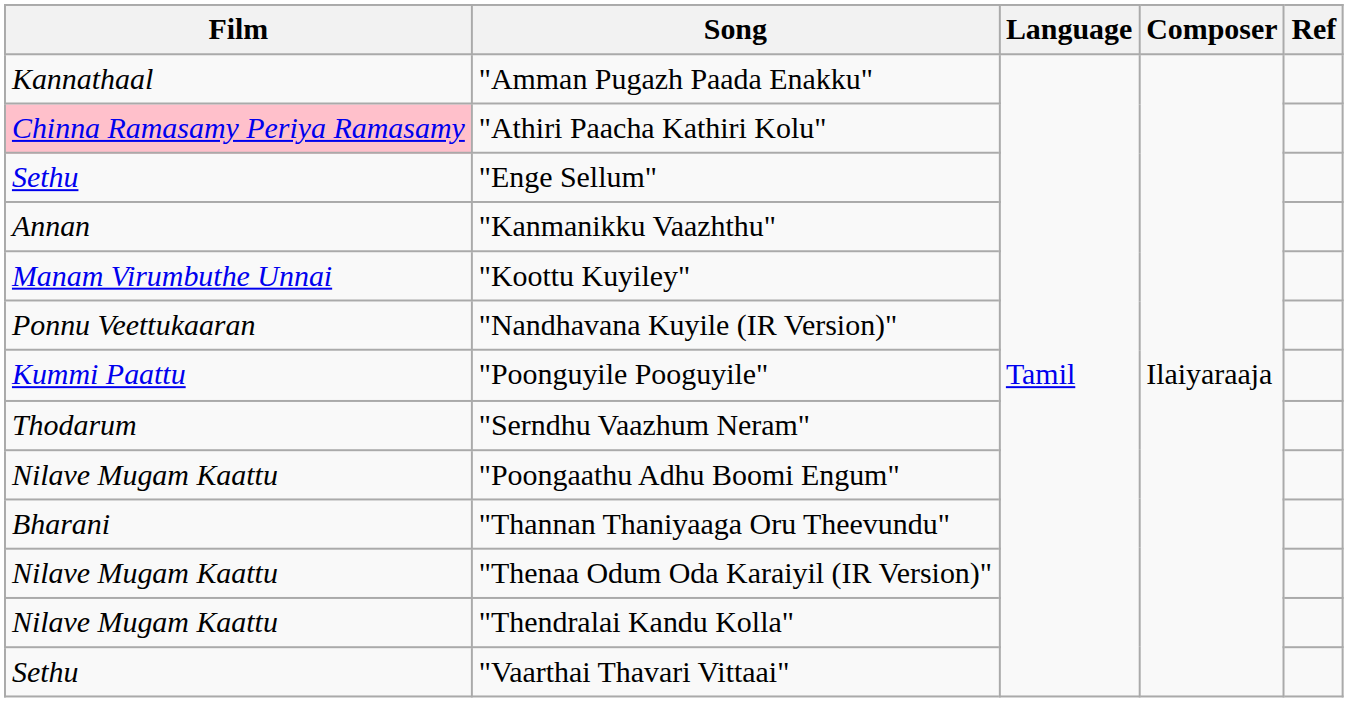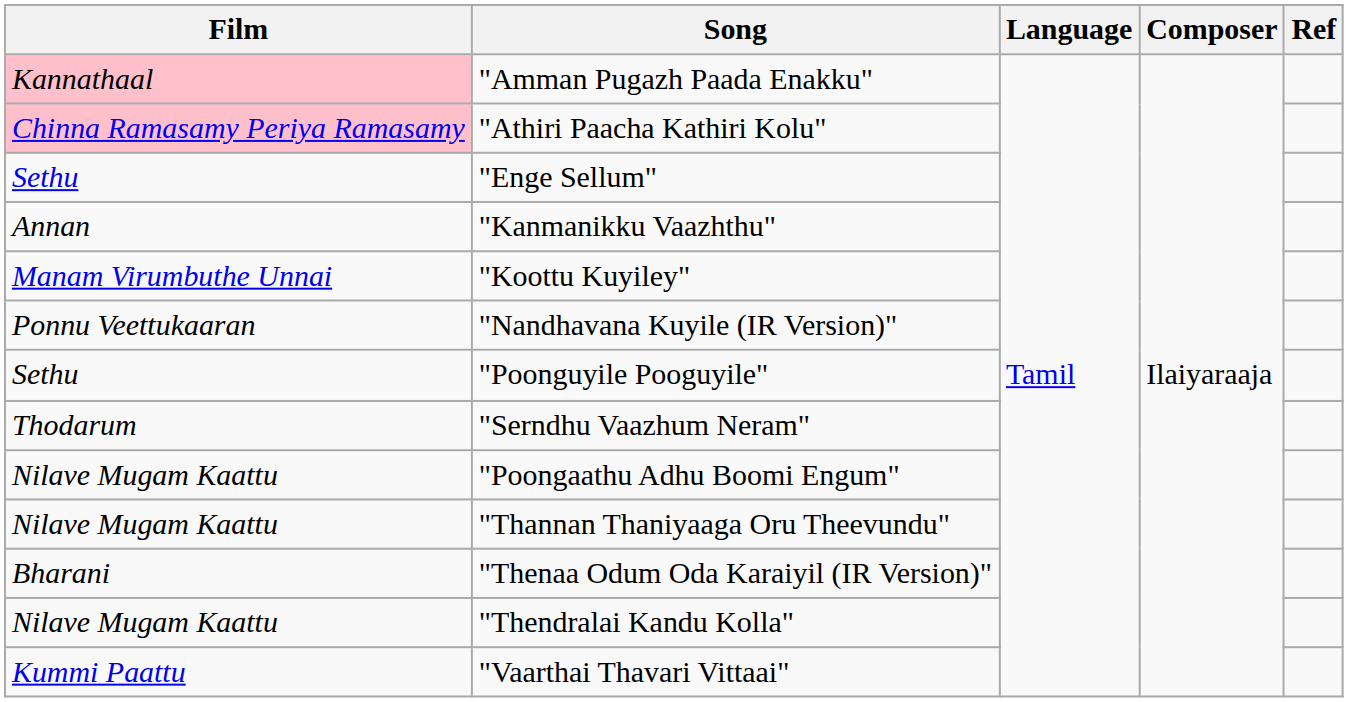(83, 78) no background -> (83, 78) pink background
(99, 374) Kummi Paattu -> (45, 374) Sethu
(61, 523) Bharani -> (145, 523) Nilave Mugam Kaattu
(145, 572) Nilave Mugam Kaattu -> (61, 572) Bharani
(45, 671) Sethu -> (99, 671) Kummi Paattu
